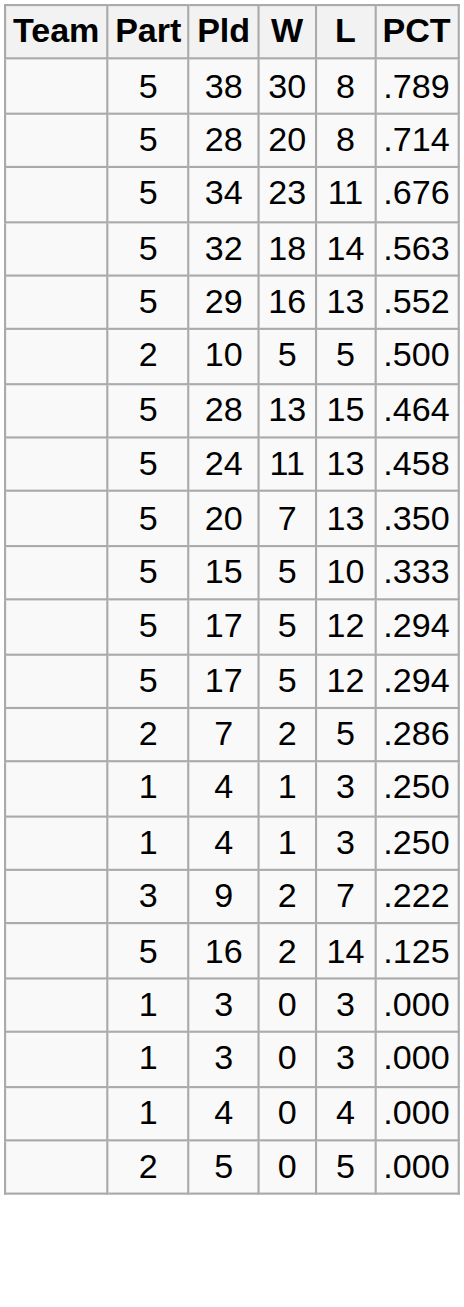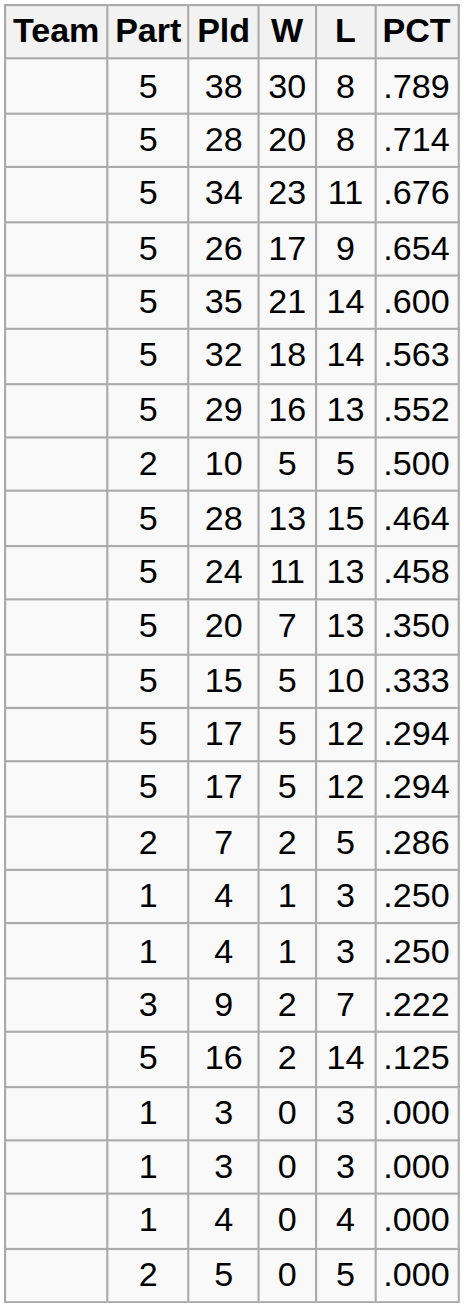+ row: (224, 247)
+ row: (224, 301)
